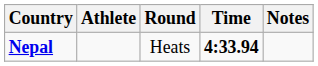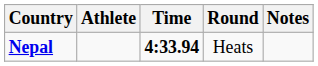columns swapped: (170, 18) <-> (231, 18)
